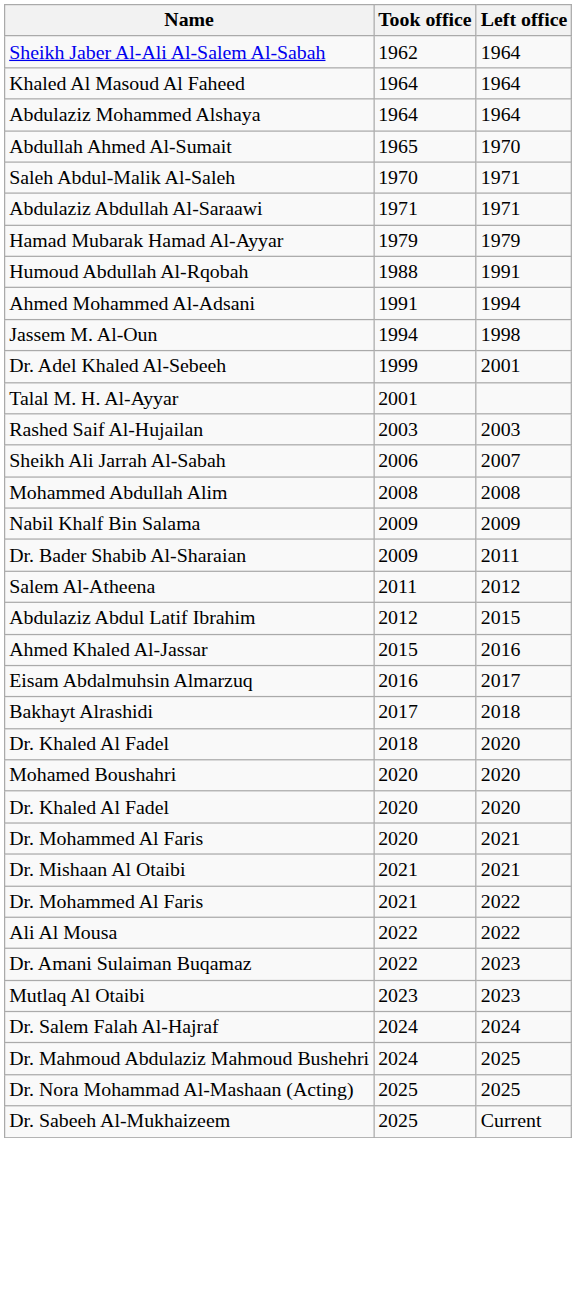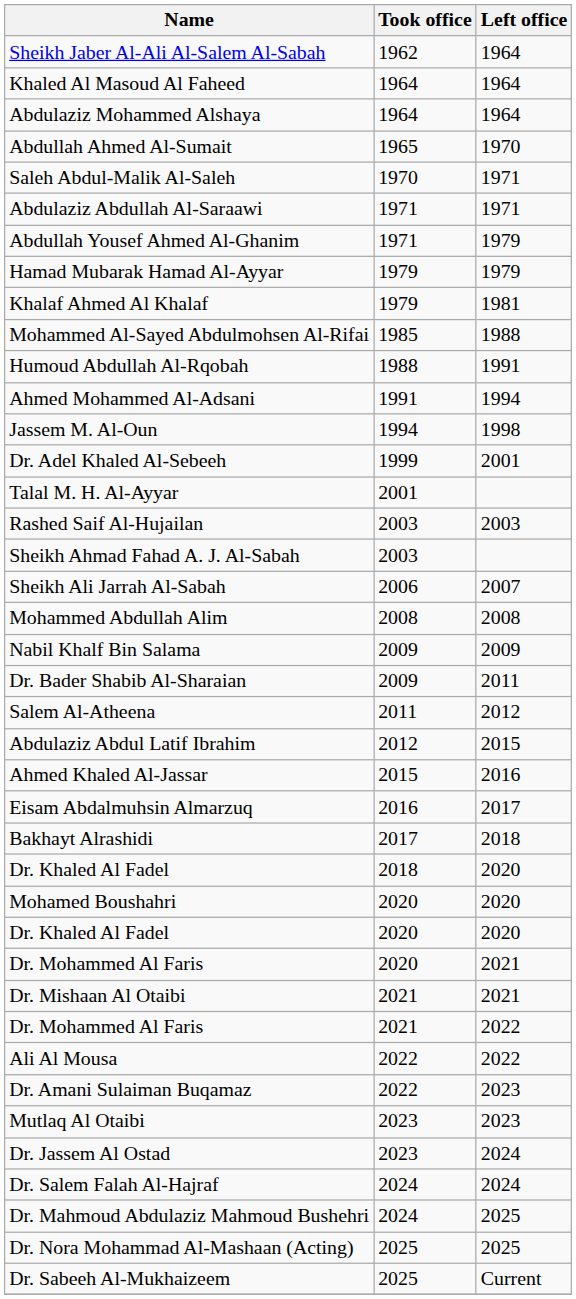+ row: (154, 240)
+ row: (109, 303)
+ row: (189, 334)
+ row: (154, 555)
+ row: (90, 1152)
